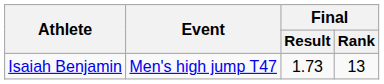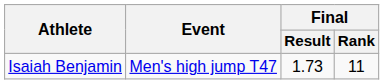(356, 67) 13 -> (356, 67) 11
